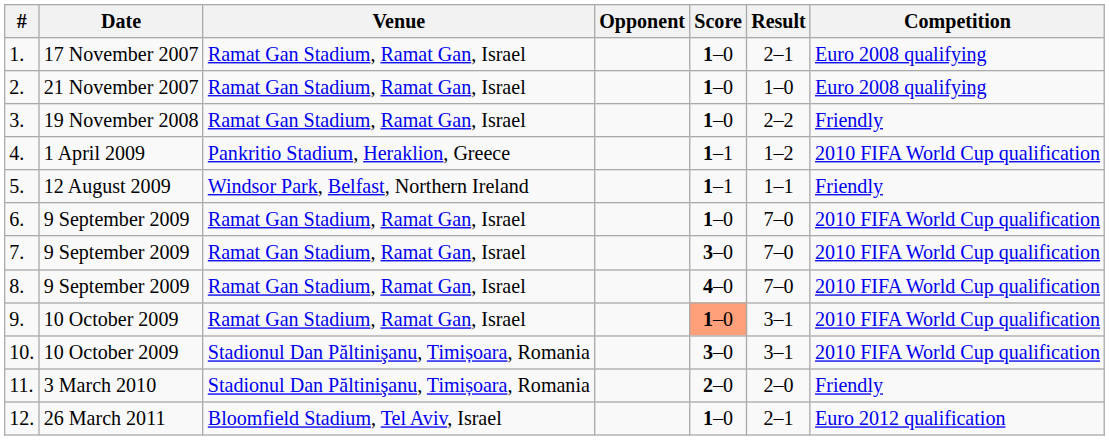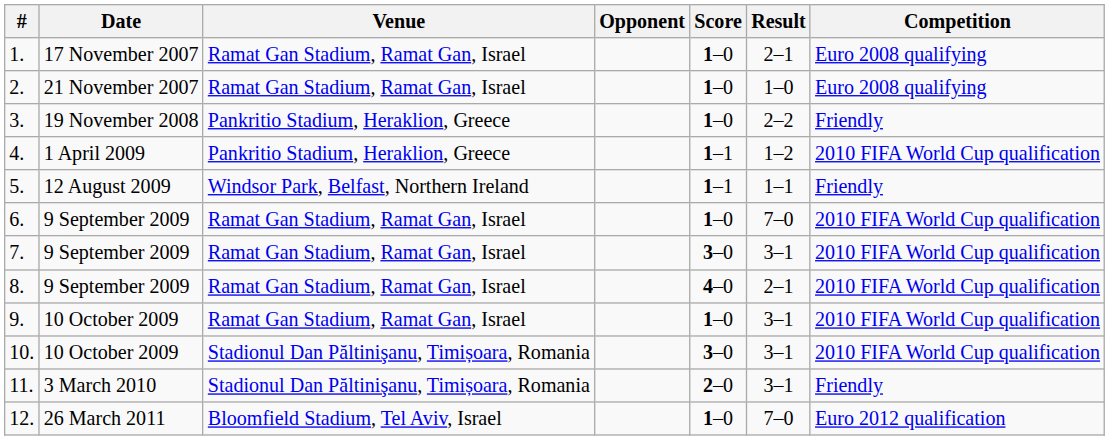(367, 120) Ramat Gan Stadium, Ramat Gan, Israel -> (359, 120) Pankritio Stadium, Heraklion, Greece
(778, 252) 7–0 -> (778, 252) 3–1
(778, 285) 7–0 -> (778, 285) 2–1
(718, 318) lightsalmon background -> (718, 318) no background
(778, 385) 2–0 -> (778, 385) 3–1
(778, 418) 2–1 -> (778, 418) 7–0
